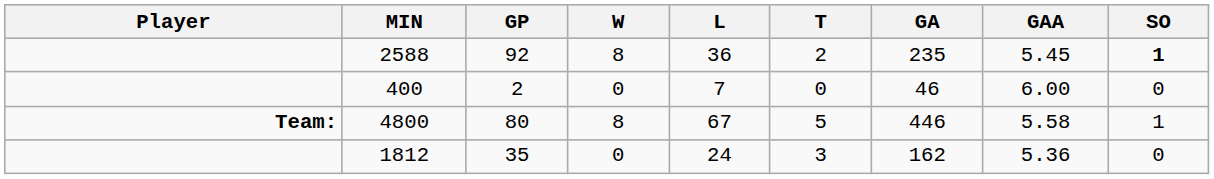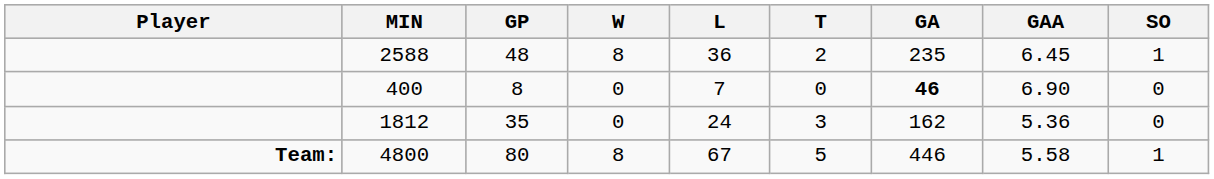(517, 55) 92 -> (517, 55) 48
(1046, 55) 5.45 -> (1046, 55) 6.45
(1158, 55) bold -> (1158, 55) normal
(517, 89) 2 -> (517, 89) 8
(927, 89) normal -> (927, 89) bold
(1046, 89) 6.00 -> (1046, 89) 6.90
rows swapped: (404, 156) <-> (404, 123)
